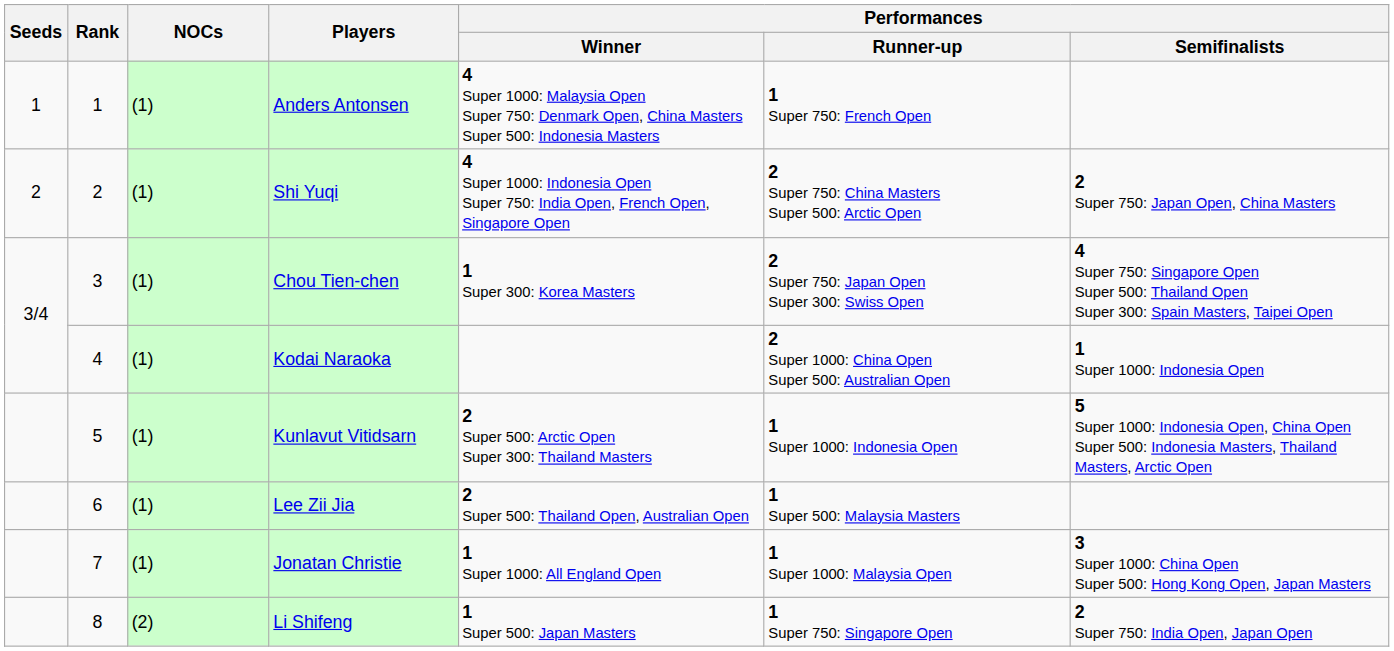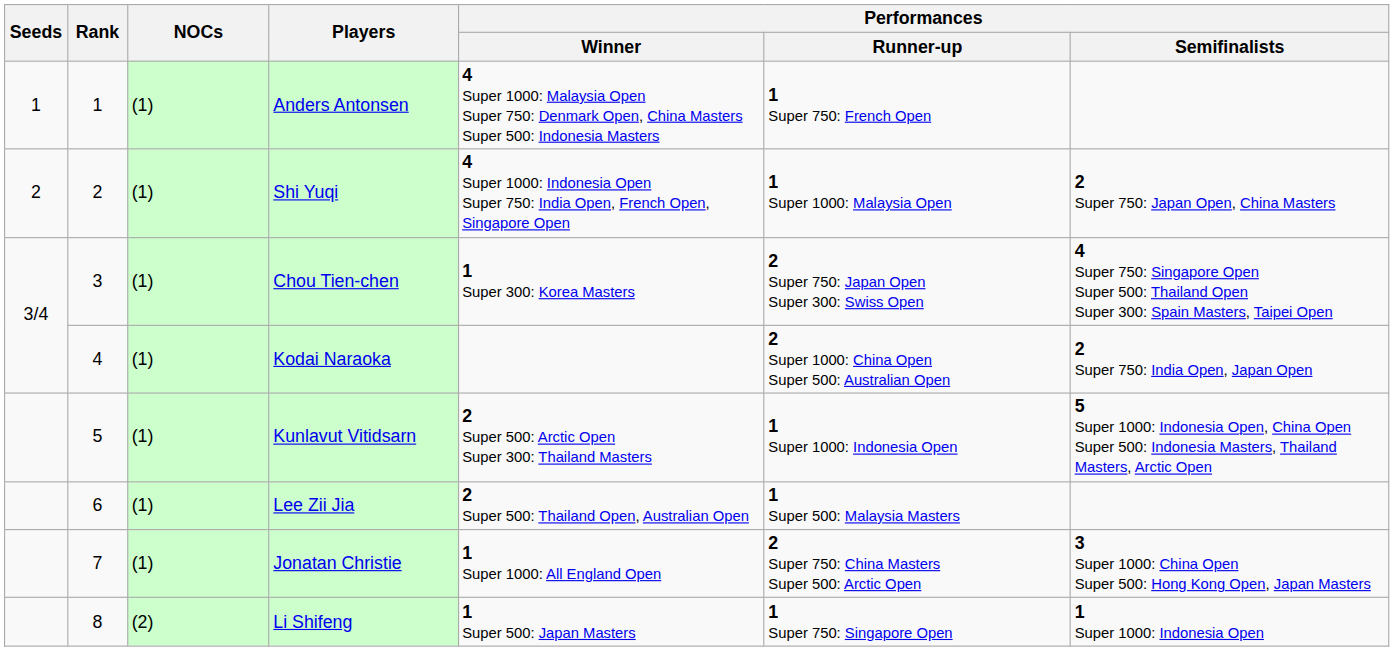(854, 192) 2 Super 750: China Masters Super 500: Arctic Open -> (860, 192) 1 Super 1000: Malaysia Open
(1169, 359) 1 Super 1000: Indonesia Open -> (1194, 359) 2 Super 750: India Open, Japan Open
(860, 563) 1 Super 1000: Malaysia Open -> (854, 563) 2 Super 750: China Masters Super 500: Arctic Open
(1194, 621) 2 Super 750: India Open, Japan Open -> (1169, 621) 1 Super 1000: Indonesia Open
